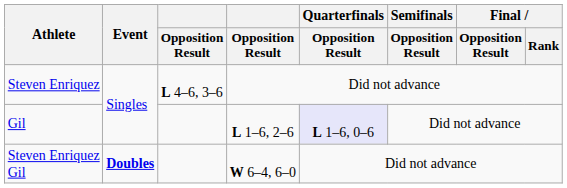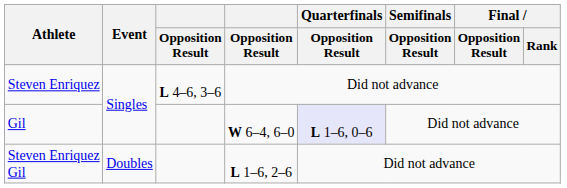(263, 132) L 1–6, 2–6 -> (261, 132) W 6–4, 6–0
(130, 164) bold -> (129, 164) normal
(263, 172) W 6–4, 6–0 -> (261, 172) L 1–6, 2–6
